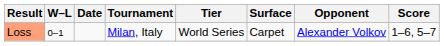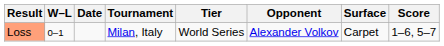columns swapped: (271, 13) <-> (342, 13)
